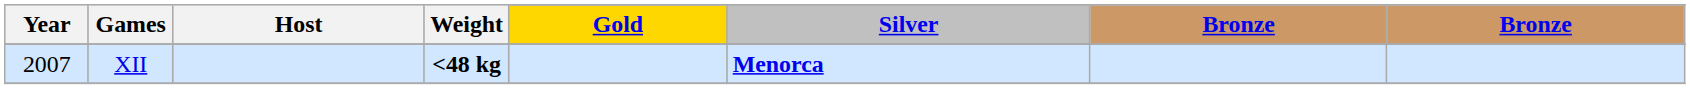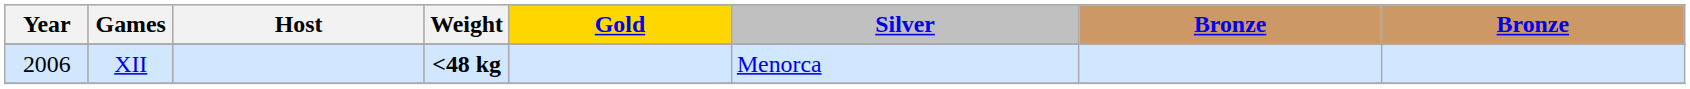(47, 63) 2007 -> (47, 63) 2006
(778, 63) bold -> (779, 63) normal
